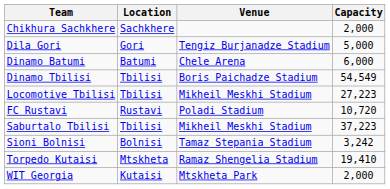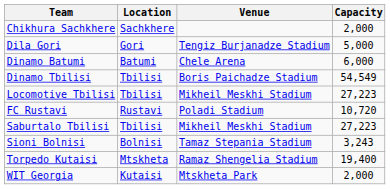(359, 127) 37,223 -> (359, 127) 27,223
(359, 143) 3,242 -> (359, 143) 3,243
(359, 159) 19,410 -> (359, 159) 19,400
